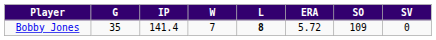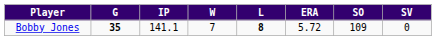(115, 28) normal -> (115, 28) bold
(164, 28) 141.4 -> (164, 28) 141.1
